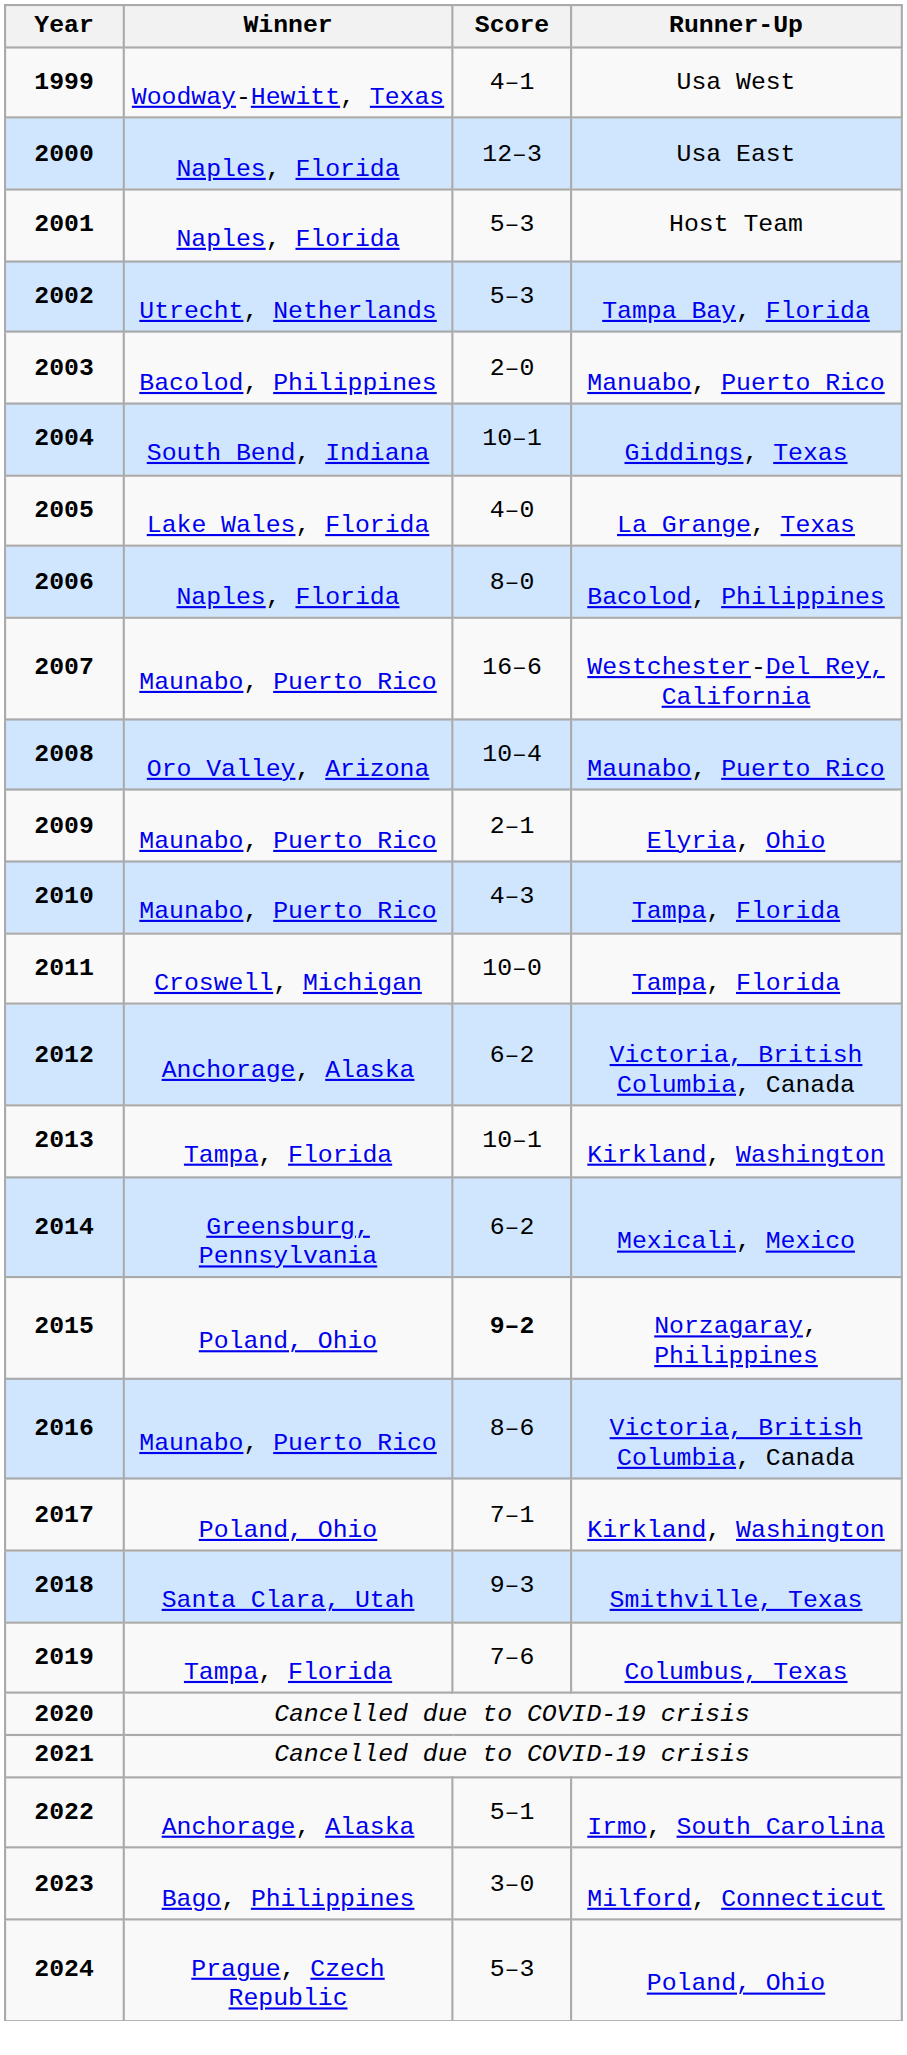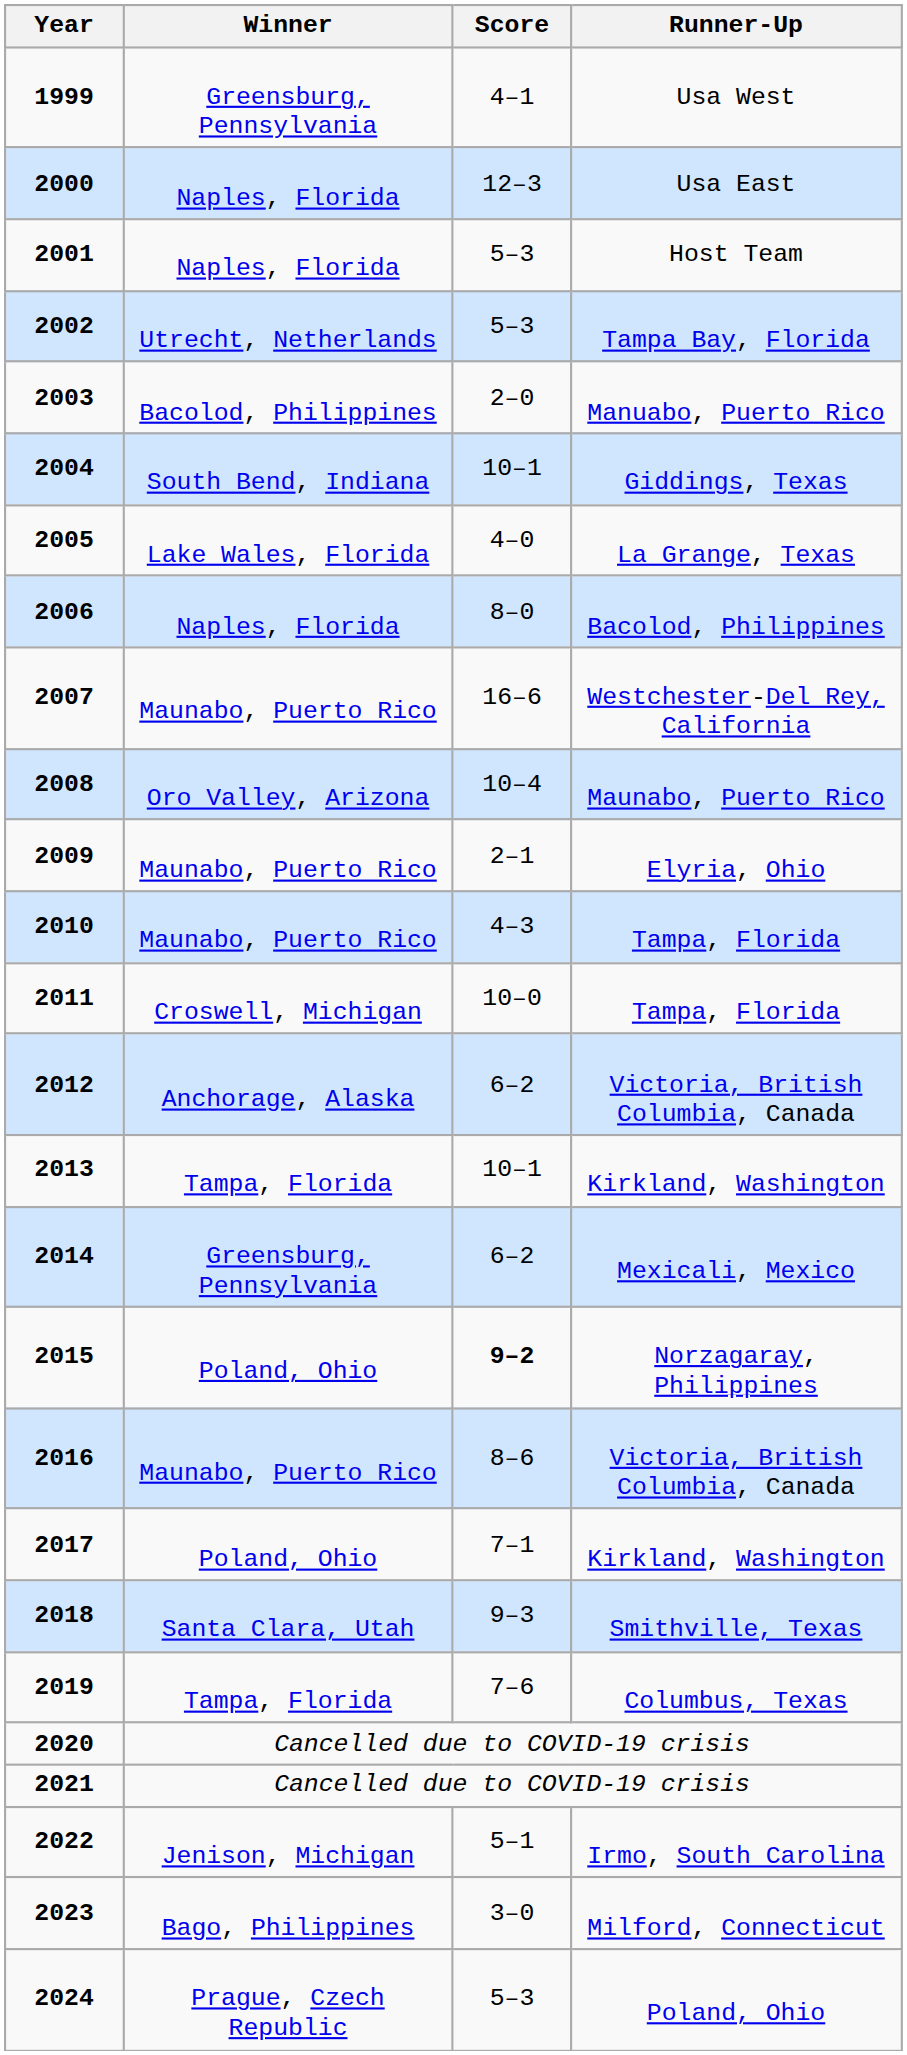(288, 97) Woodway-Hewitt, Texas -> (288, 112) Greensburg, Pennsylvania
(288, 1827) Anchorage, Alaska -> (288, 1857) Jenison, Michigan
